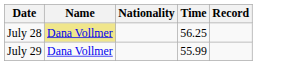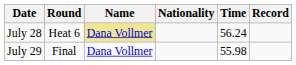+ column: (64, 13)
(194, 32) 56.25 -> (233, 32) 56.24
(194, 51) 55.99 -> (233, 51) 55.98
